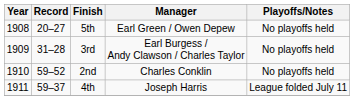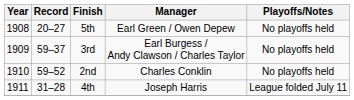(51, 50) 31–28 -> (51, 50) 59–37
(51, 87) 59–37 -> (51, 87) 31–28
